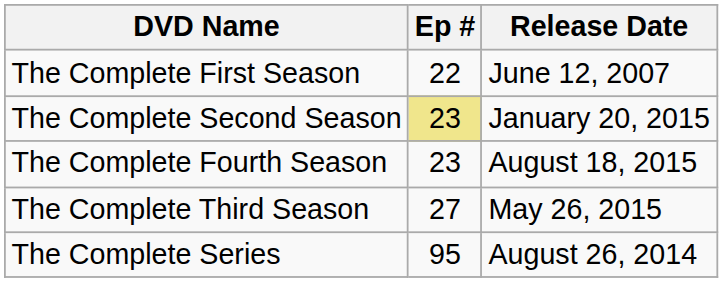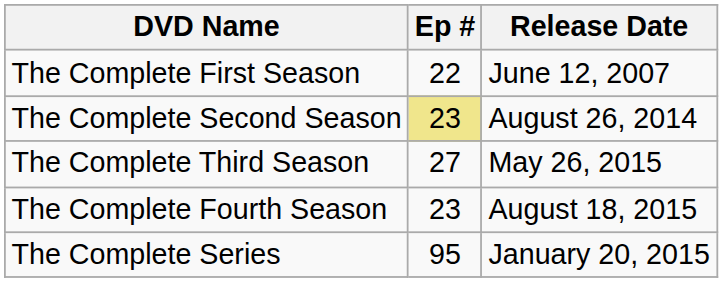(599, 118) January 20, 2015 -> (593, 118) August 26, 2014
rows swapped: (190, 208) <-> (199, 163)
(593, 254) August 26, 2014 -> (599, 254) January 20, 2015
